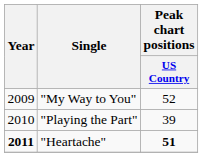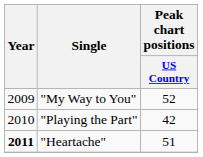(169, 120) 39 -> (169, 120) 42
(169, 141) bold -> (169, 141) normal
